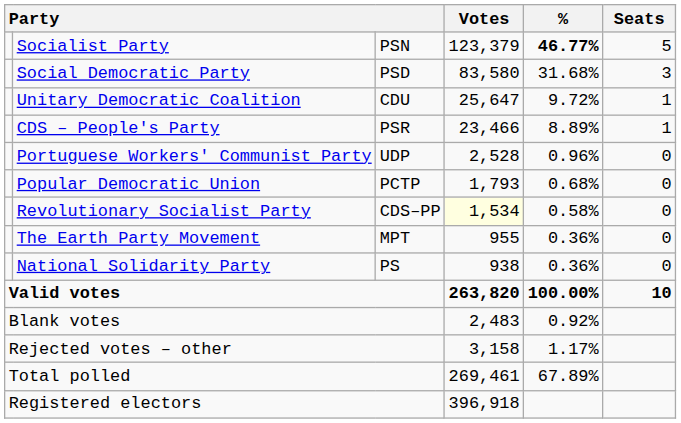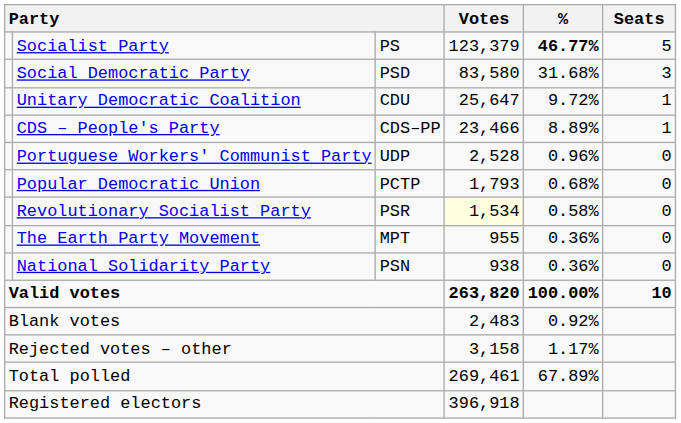(395, 46) PSN -> (390, 46) PS
(395, 129) PSR -> (410, 129) CDS–PP
(410, 211) CDS–PP -> (395, 211) PSR
(390, 266) PS -> (395, 266) PSN
